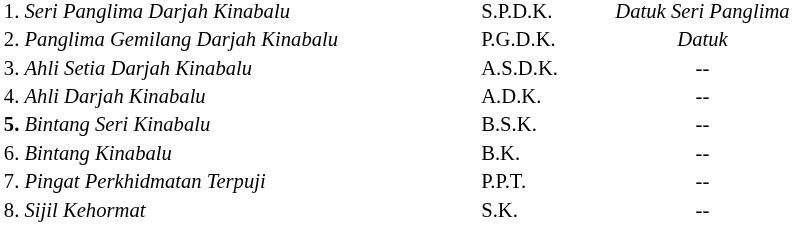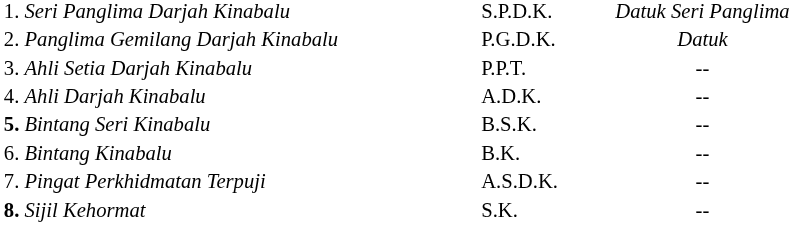(520, 68) A.S.D.K. -> (504, 68) P.P.T.
(504, 181) P.P.T. -> (520, 181) A.S.D.K.
(12, 209) normal -> (12, 209) bold
